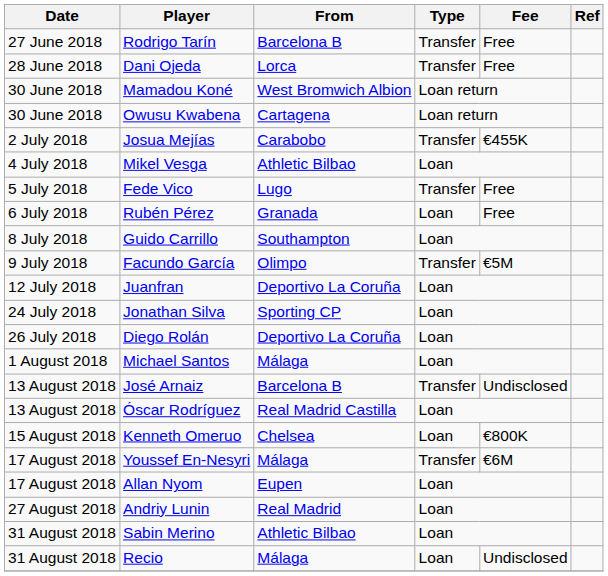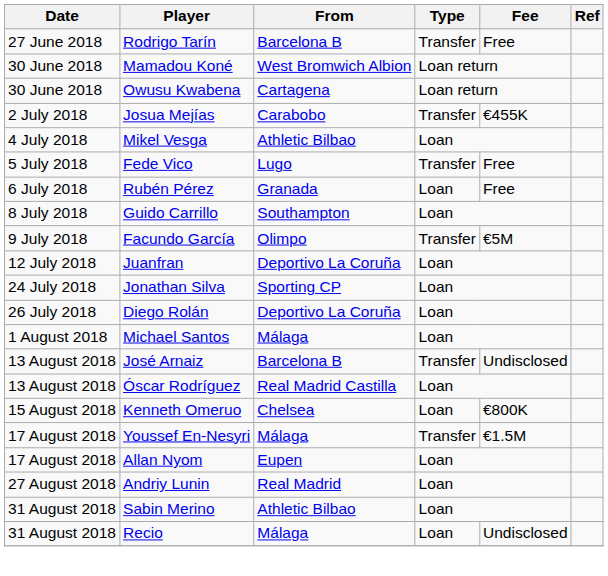- row: (162, 66)
(498, 459) €6M -> (505, 435) €1.5M
